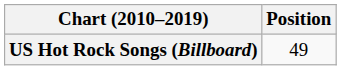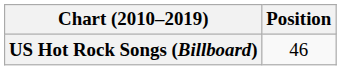(299, 49) 49 -> (299, 49) 46
